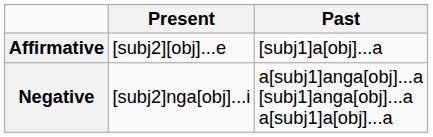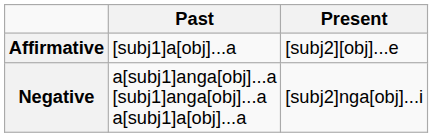columns swapped: (181, 18) <-> (341, 18)
